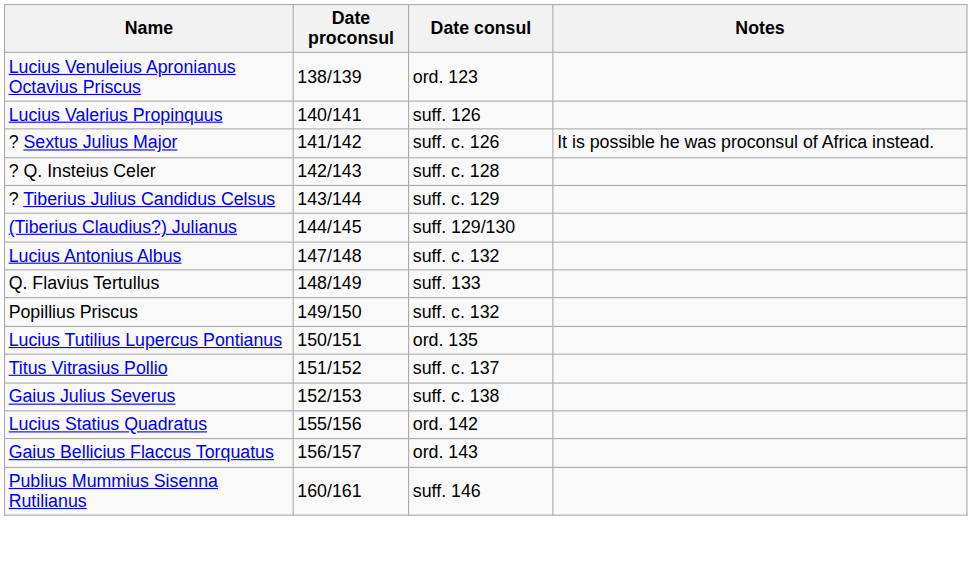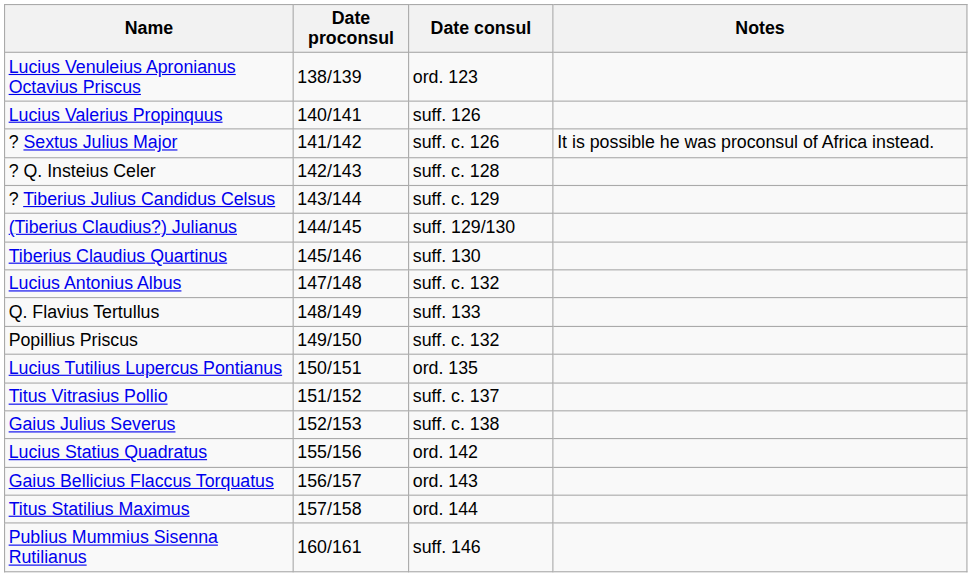+ row: (118, 255)
+ row: (99, 509)
